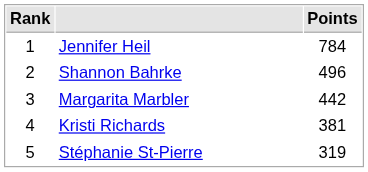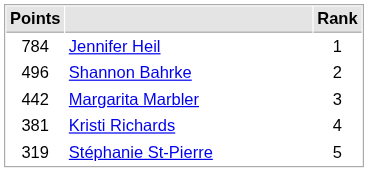columns swapped: (30, 19) <-> (332, 19)
